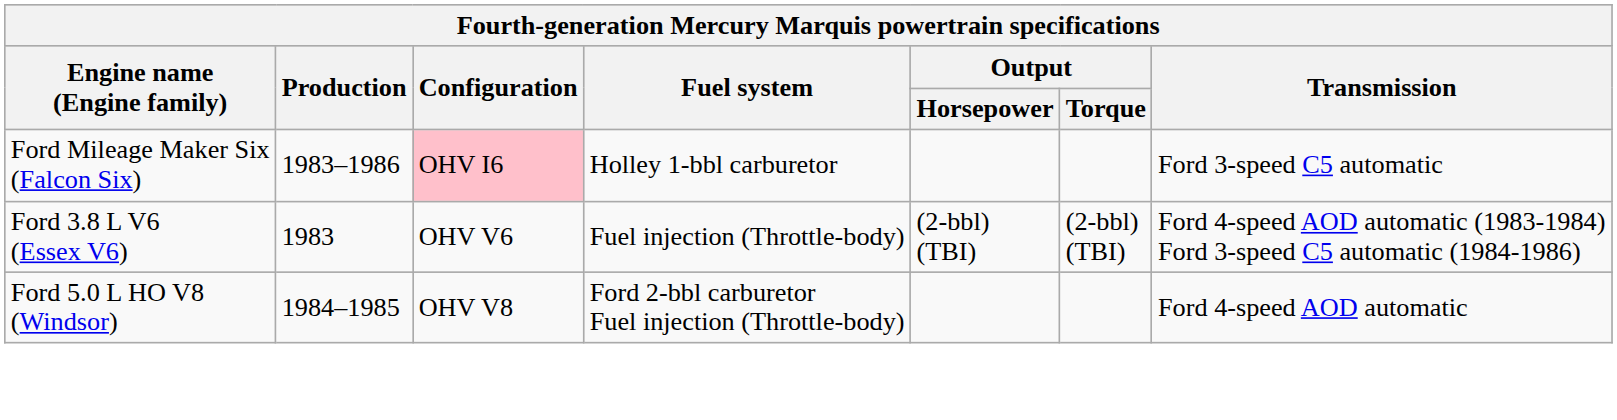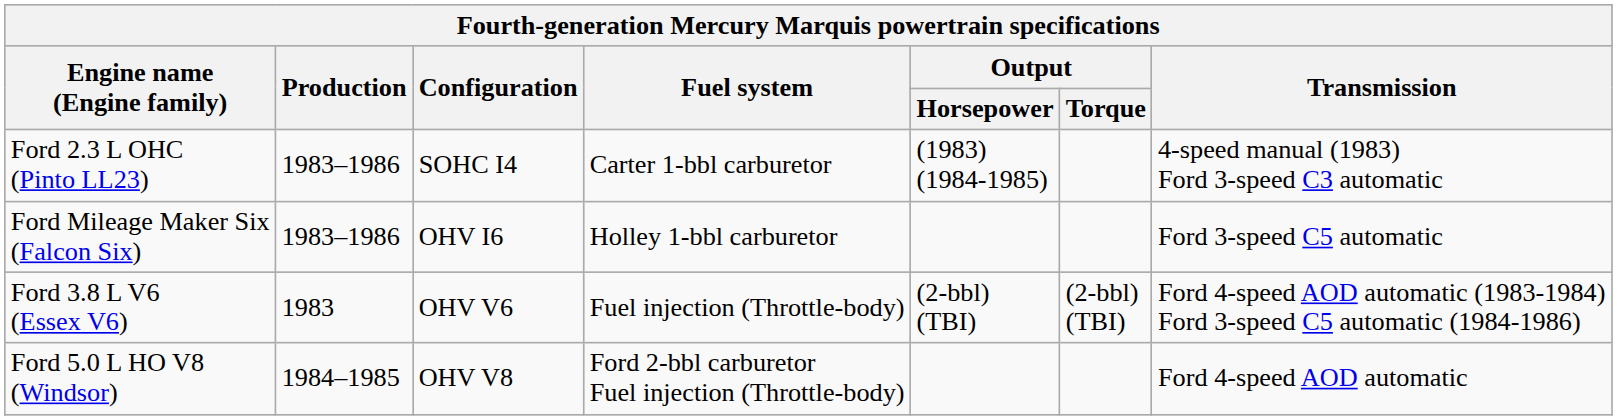+ row: (97, 164)
(461, 164) pink background -> (461, 236) no background
